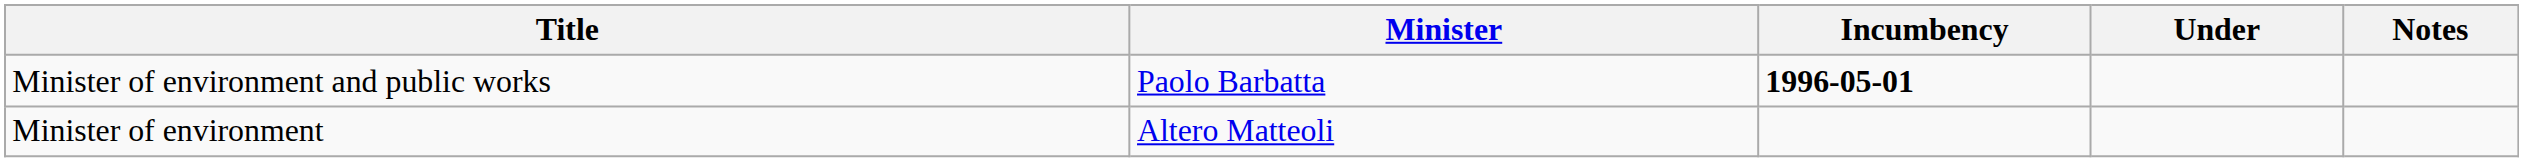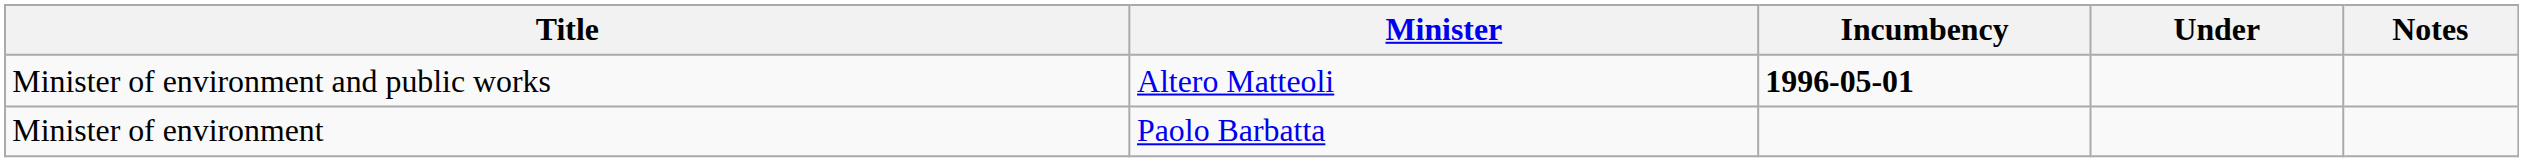(1231, 80) Paolo Barbatta -> (1236, 80) Altero Matteoli
(1236, 130) Altero Matteoli -> (1231, 130) Paolo Barbatta
